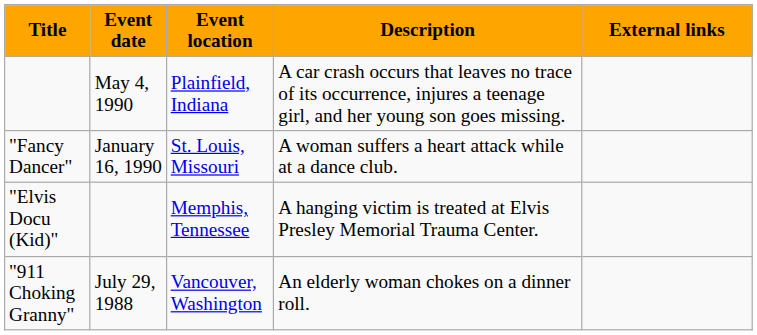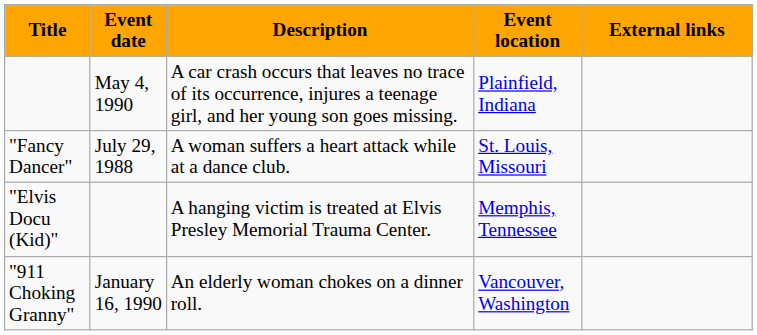columns swapped: (220, 30) <-> (428, 30)
(128, 156) January 16, 1990 -> (125, 156) July 29, 1988
(125, 292) July 29, 1988 -> (128, 292) January 16, 1990
